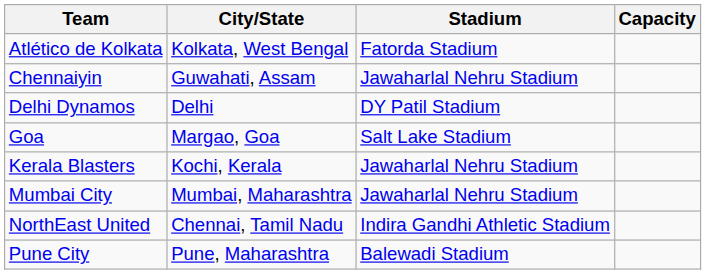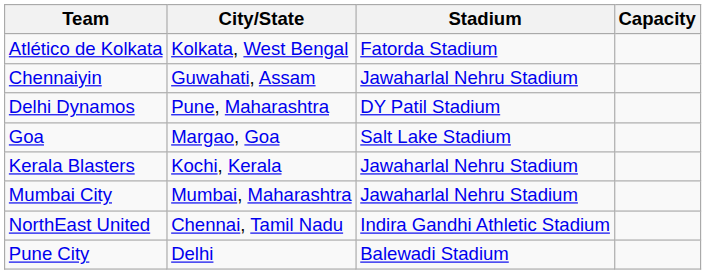(192, 107) Delhi -> (250, 107) Pune, Maharashtra
(250, 254) Pune, Maharashtra -> (192, 254) Delhi
